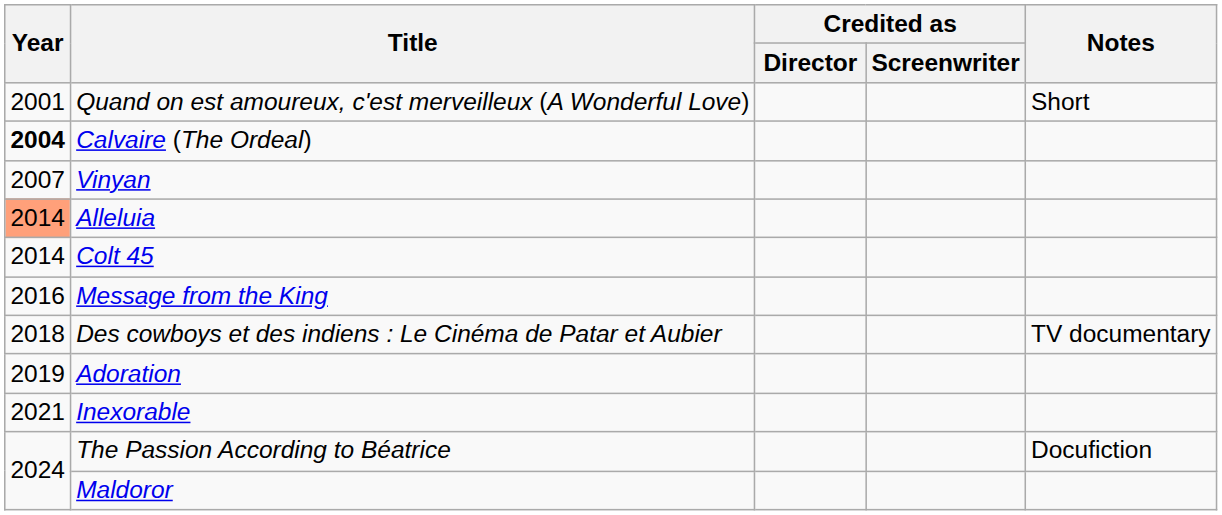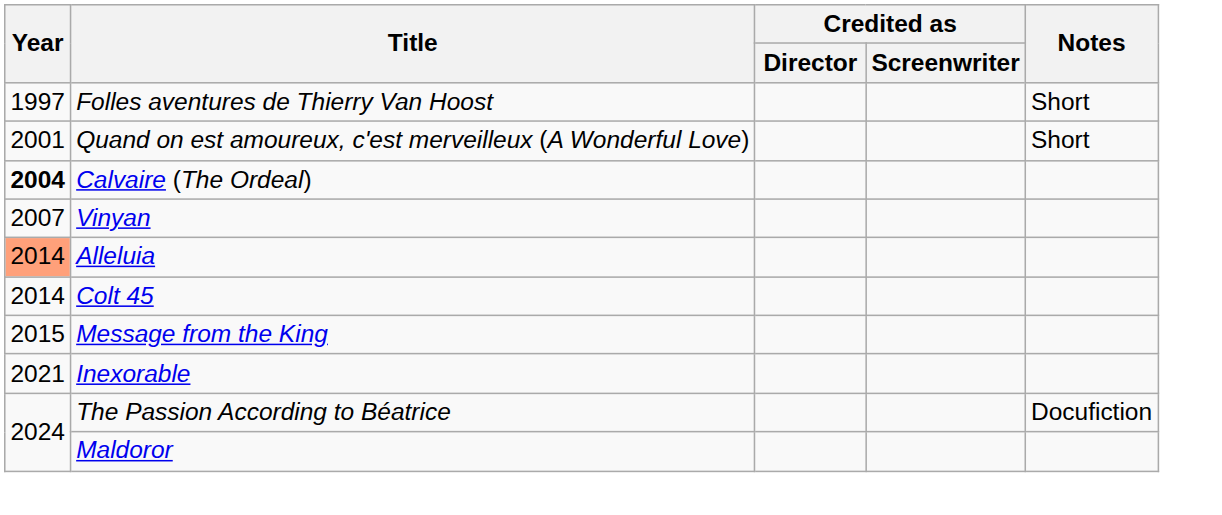+ row: (285, 101)
(38, 295) 2016 -> (38, 334) 2015
- row: (399, 334)
- row: (129, 373)
